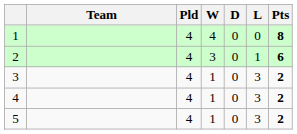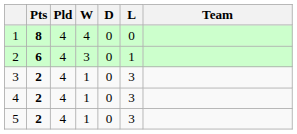columns swapped: (102, 14) <-> (281, 14)
